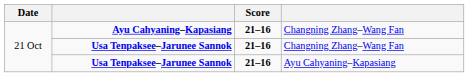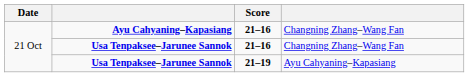(258, 63) 21–16 -> (258, 63) 21–19
